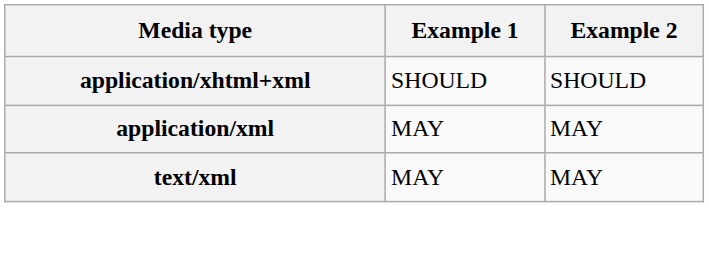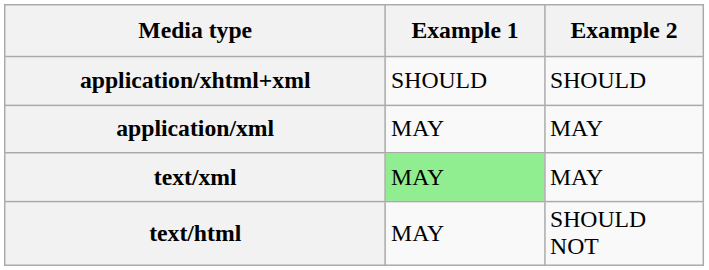(418, 176) no background -> (418, 176) lightgreen background
+ row: (195, 232)
